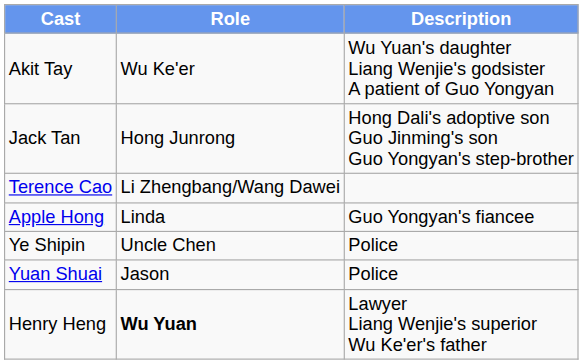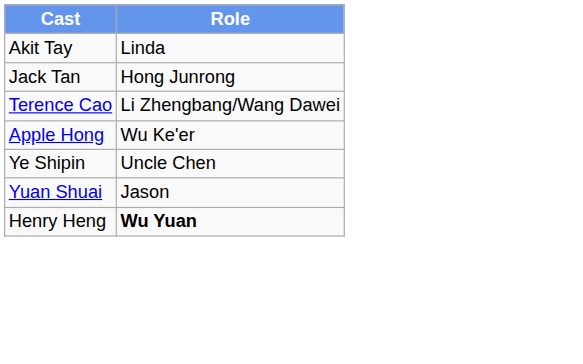- column: (461, 18)
(158, 68) Wu Ke'er -> (143, 47) Linda
(143, 216) Linda -> (158, 134) Wu Ke'er
